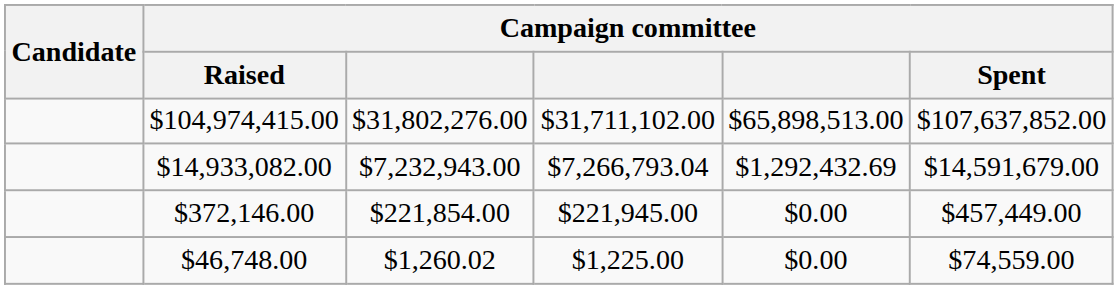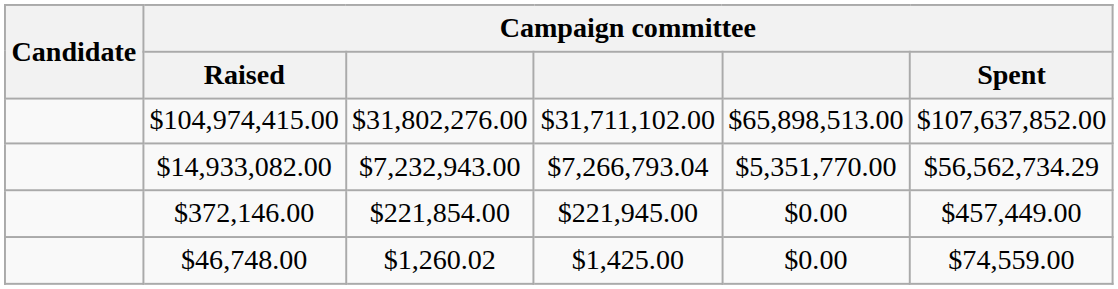(816, 166) $1,292,432.69 -> (816, 166) $5,351,770.00
(1011, 166) $14,591,679.00 -> (1011, 166) $56,562,734.29
(628, 259) $1,225.00 -> (628, 259) $1,425.00
